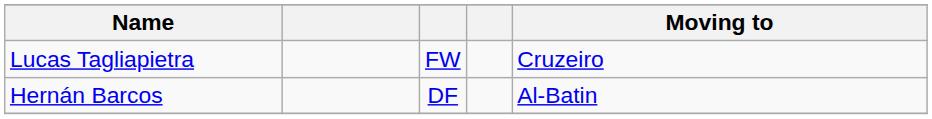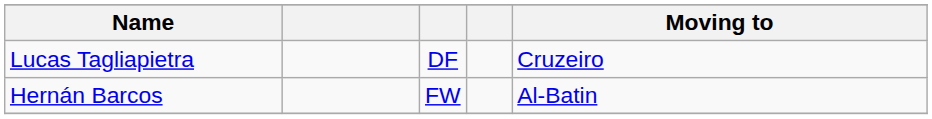(443, 58) FW -> (443, 58) DF
(443, 95) DF -> (443, 95) FW
